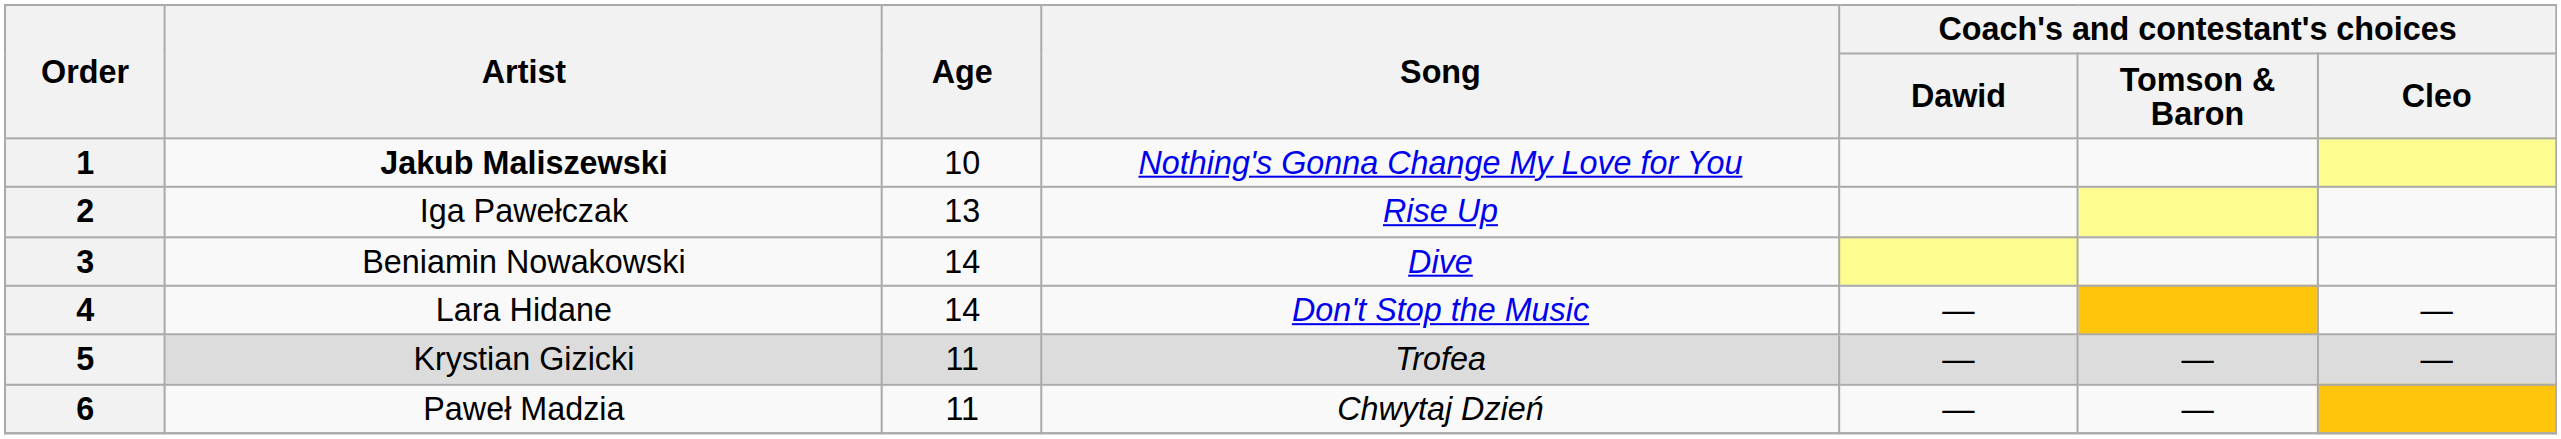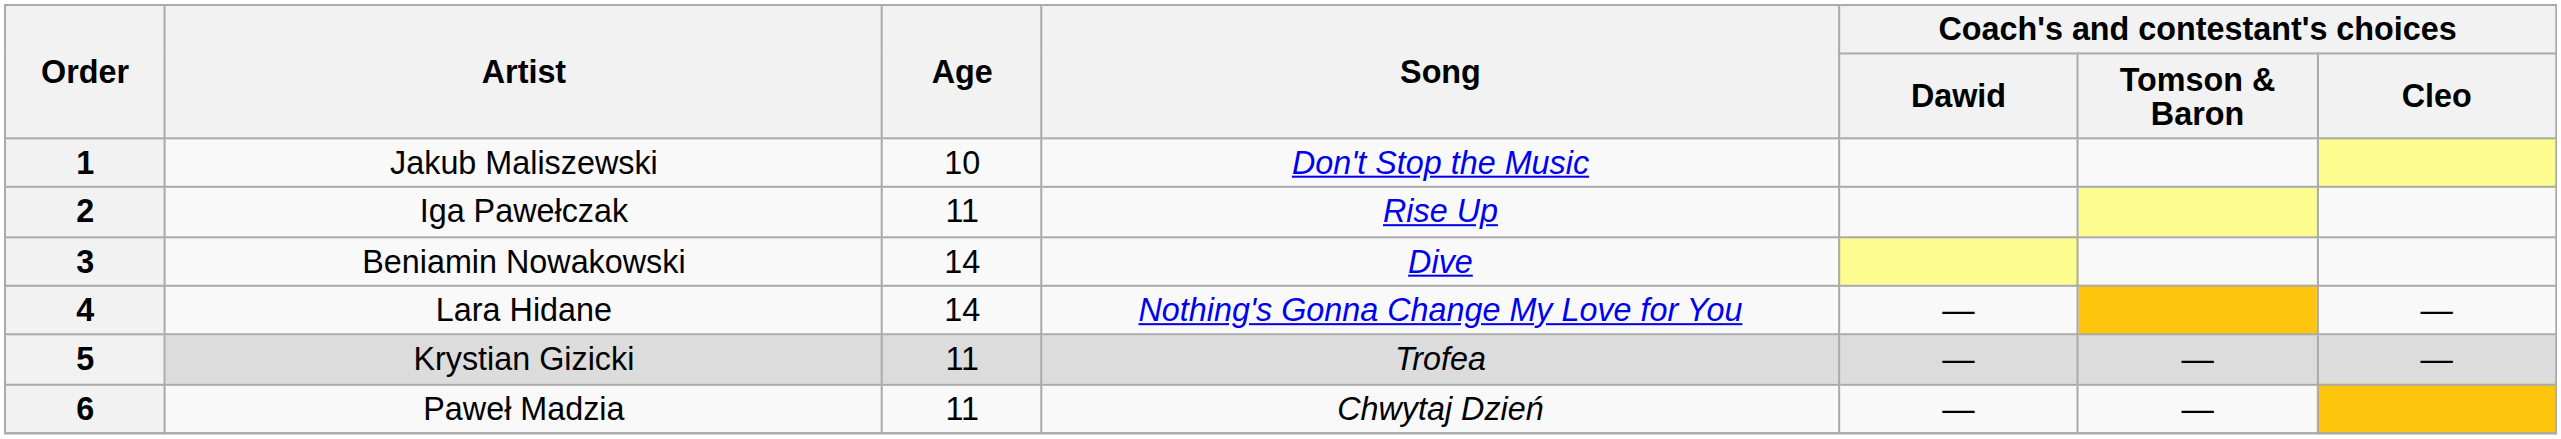(524, 162) bold -> (524, 162) normal
(1440, 162) Nothing's Gonna Change My Love for You -> (1440, 162) Don't Stop the Music
(962, 212) 13 -> (962, 212) 11
(1440, 310) Don't Stop the Music -> (1440, 310) Nothing's Gonna Change My Love for You
